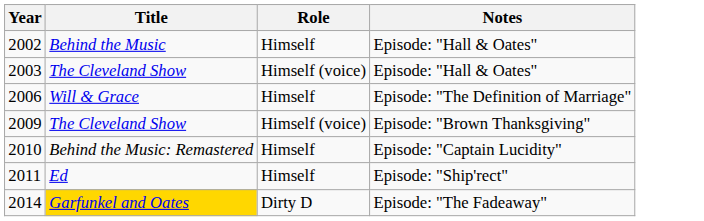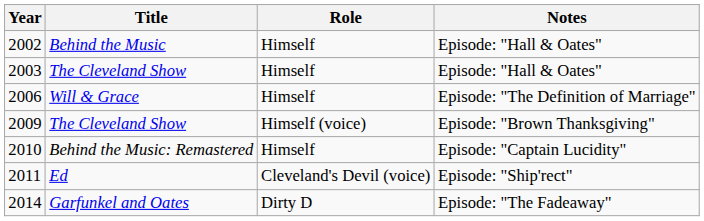(314, 70) Himself (voice) -> (288, 70) Himself
(288, 176) Himself -> (346, 176) Cleveland's Devil (voice)
(119, 202) gold background -> (119, 202) no background
